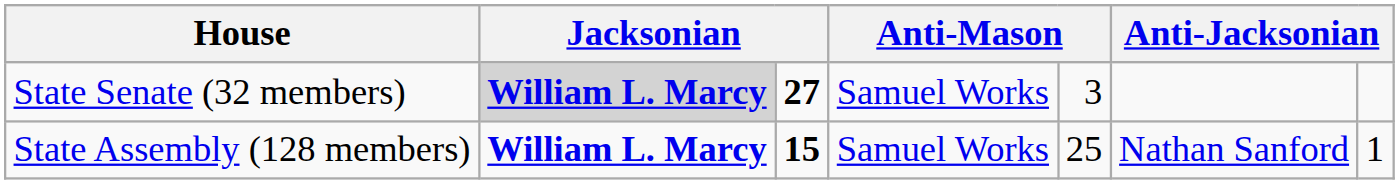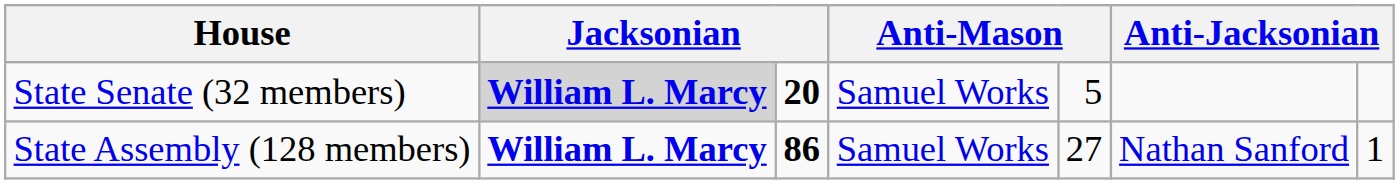(802, 91) 27 -> (802, 91) 20
(1093, 91) 3 -> (1093, 91) 5
(802, 149) 15 -> (802, 149) 86
(1084, 149) 25 -> (1084, 149) 27
